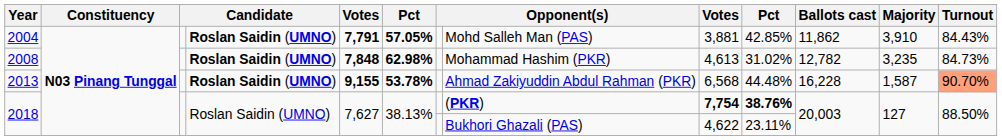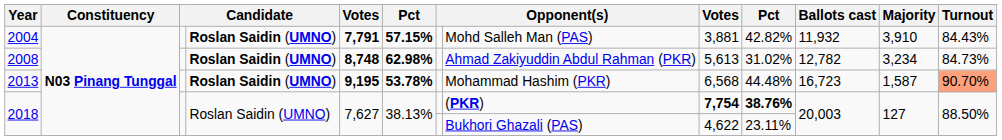(409, 37) 57.05% -> (409, 37) 57.15%
(769, 37) 42.85% -> (769, 37) 42.82%
(819, 37) 11,862 -> (819, 37) 11,932
(362, 59) 7,848 -> (362, 59) 8,748
(528, 59) Mohammad Hashim (PKR) -> (571, 59) Ahmad Zakiyuddin Abdul Rahman (PKR)
(722, 59) 4,613 -> (722, 59) 5,613
(900, 59) 3,235 -> (900, 59) 3,234
(362, 81) 9,155 -> (362, 81) 9,195
(571, 81) Ahmad Zakiyuddin Abdul Rahman (PKR) -> (528, 81) Mohammad Hashim (PKR)
(820, 81) 16,228 -> (820, 81) 16,723
